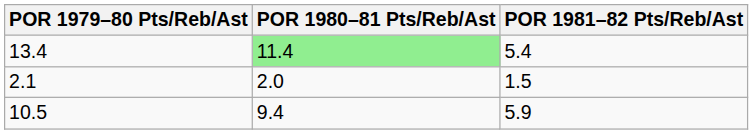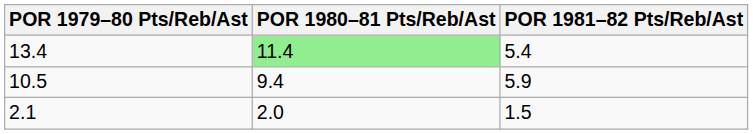rows swapped: (28, 112) <-> (23, 81)
